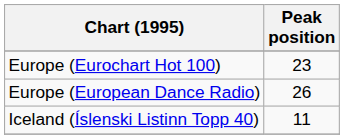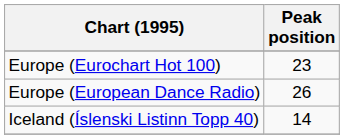(302, 119) 11 -> (302, 119) 14
